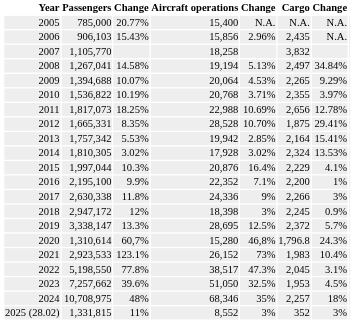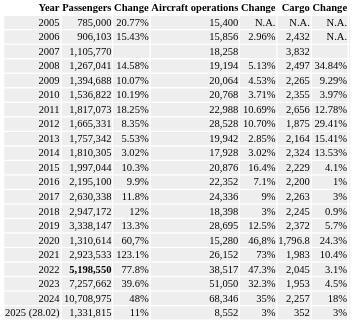(298, 37) 2,435 -> (298, 37) 2,432
(298, 196) 2,266 -> (298, 196) 2,263
(90, 269) normal -> (90, 269) bold
(262, 283) 32.5% -> (262, 283) 32.3%
